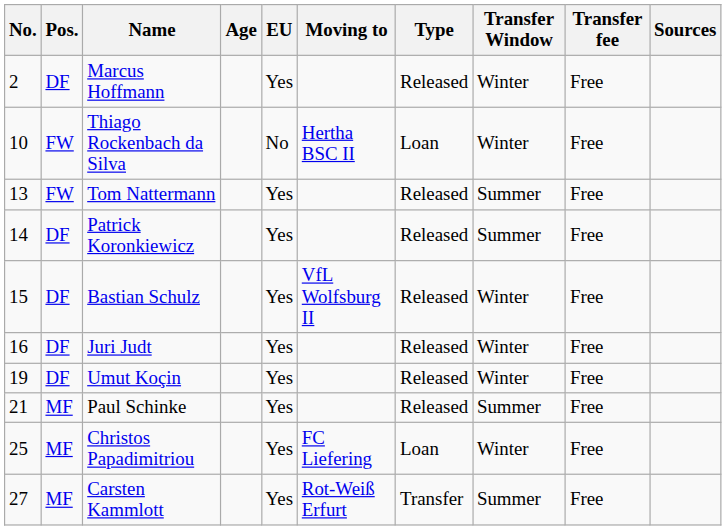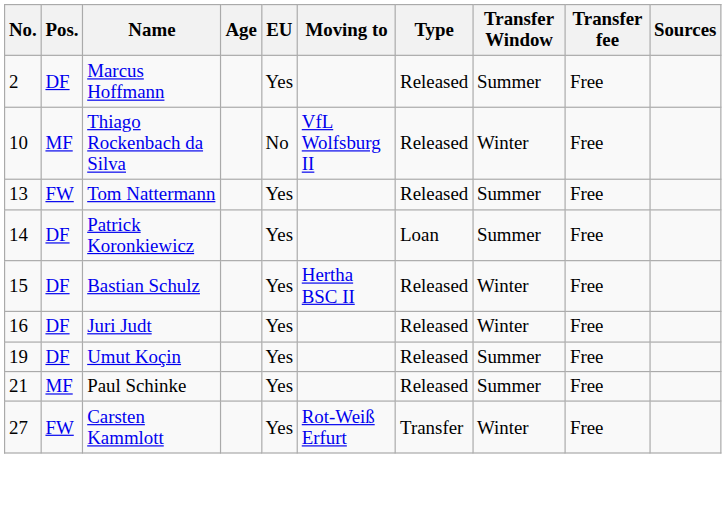(503, 81) Winter -> (509, 81) Summer
(60, 143) FW -> (59, 143) MF
(328, 143) Hertha BSC II -> (341, 143) VfL Wolfsburg II
(419, 143) Loan -> (434, 143) Released
(434, 234) Released -> (419, 234) Loan
(341, 296) VfL Wolfsburg II -> (328, 286) Hertha BSC II
(503, 377) Winter -> (509, 356) Summer
- row: (141, 448)
(59, 499) MF -> (60, 427) FW
(509, 499) Summer -> (503, 427) Winter
